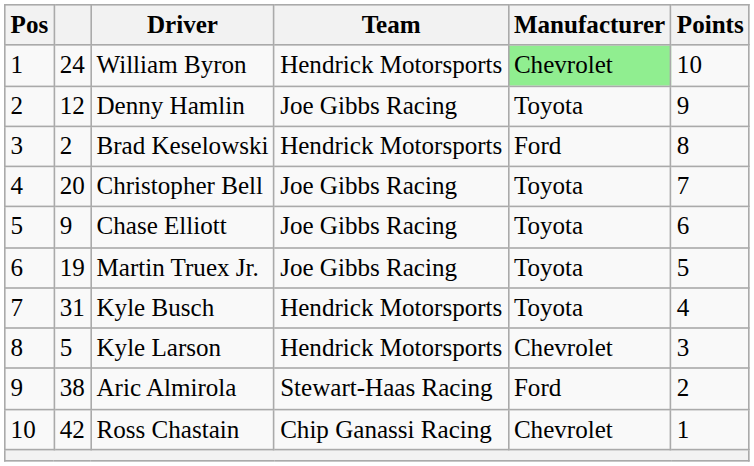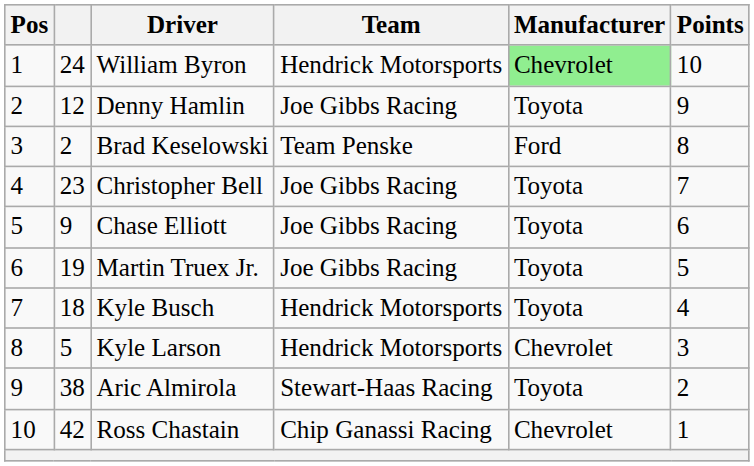(391, 145) Hendrick Motorsports -> (346, 145) Team Penske
(72, 185) 20 -> (72, 185) 23
(72, 307) 31 -> (72, 307) 18
(538, 387) Ford -> (549, 387) Toyota
